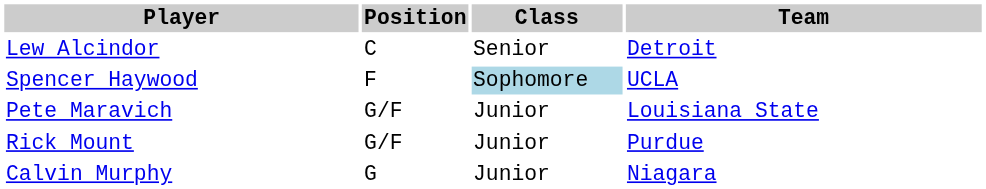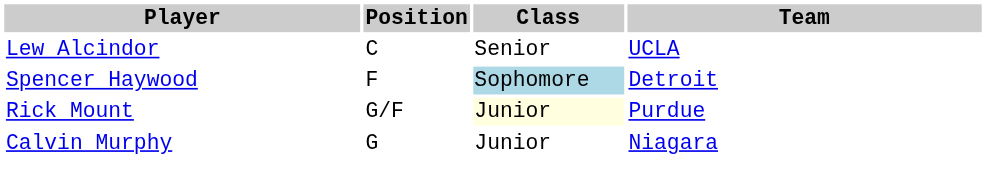(672, 49) Detroit -> (654, 49) UCLA
(653, 81) UCLA -> (673, 81) Detroit
- row: (89, 112)
(511, 143) no background -> (513, 112) lightyellow background
